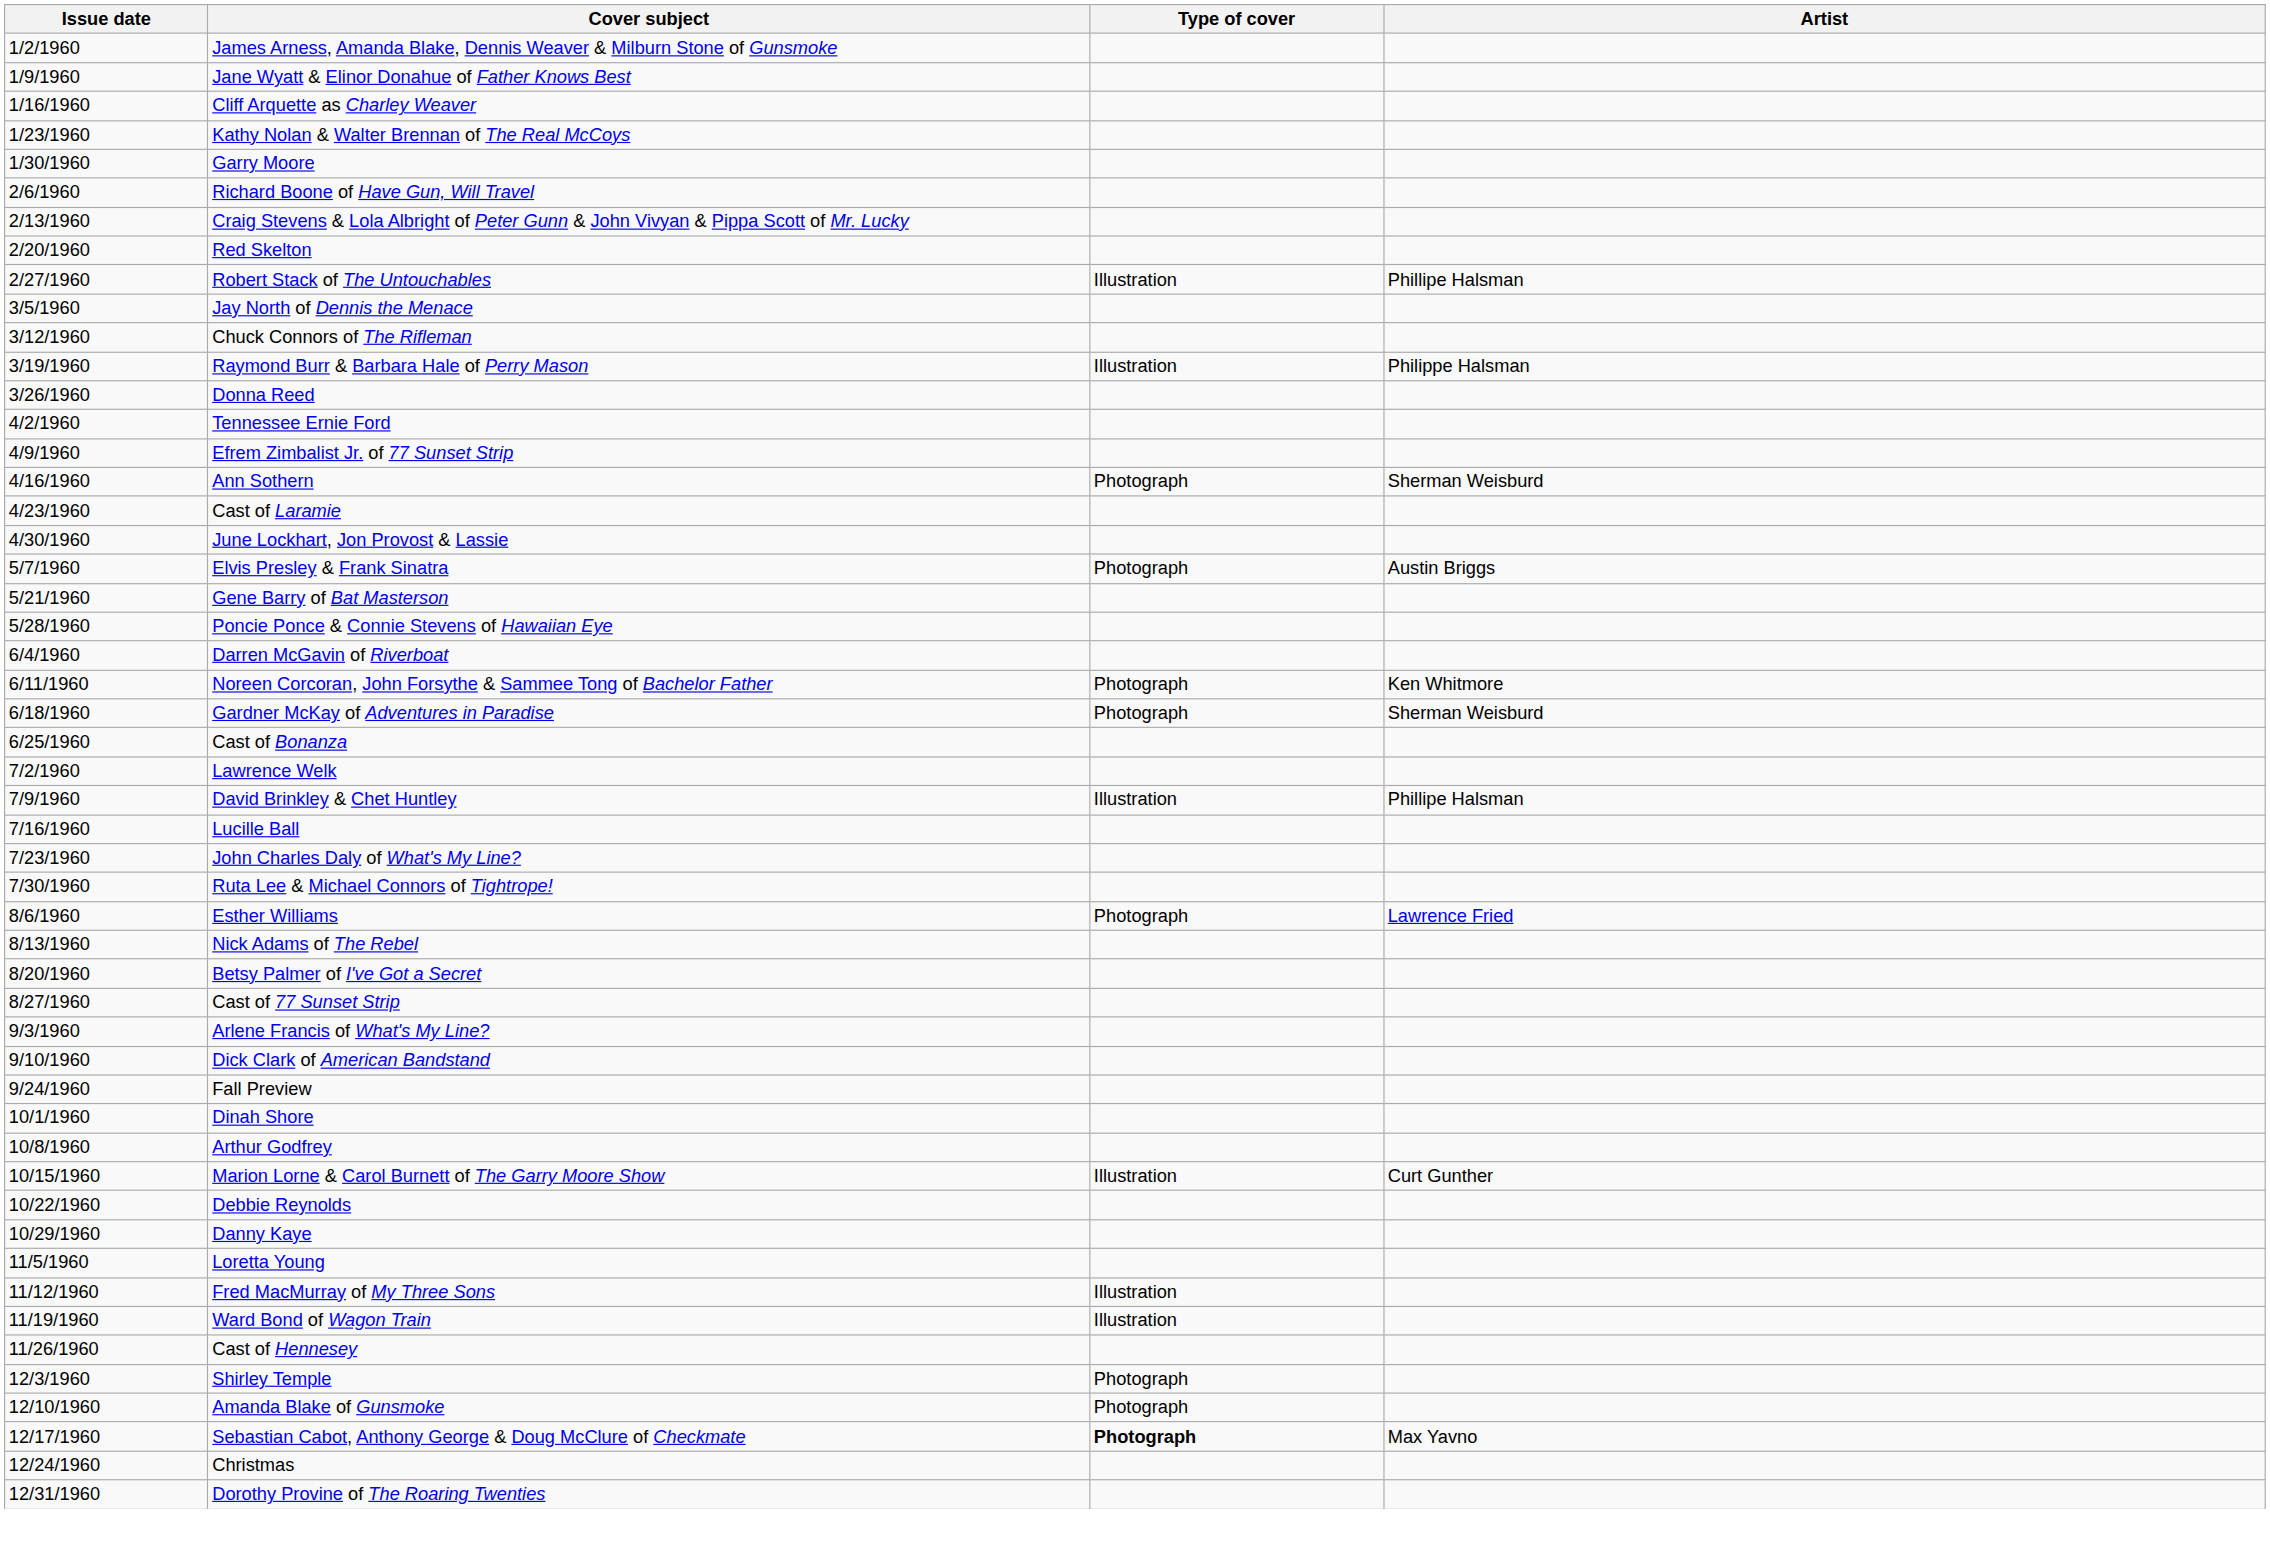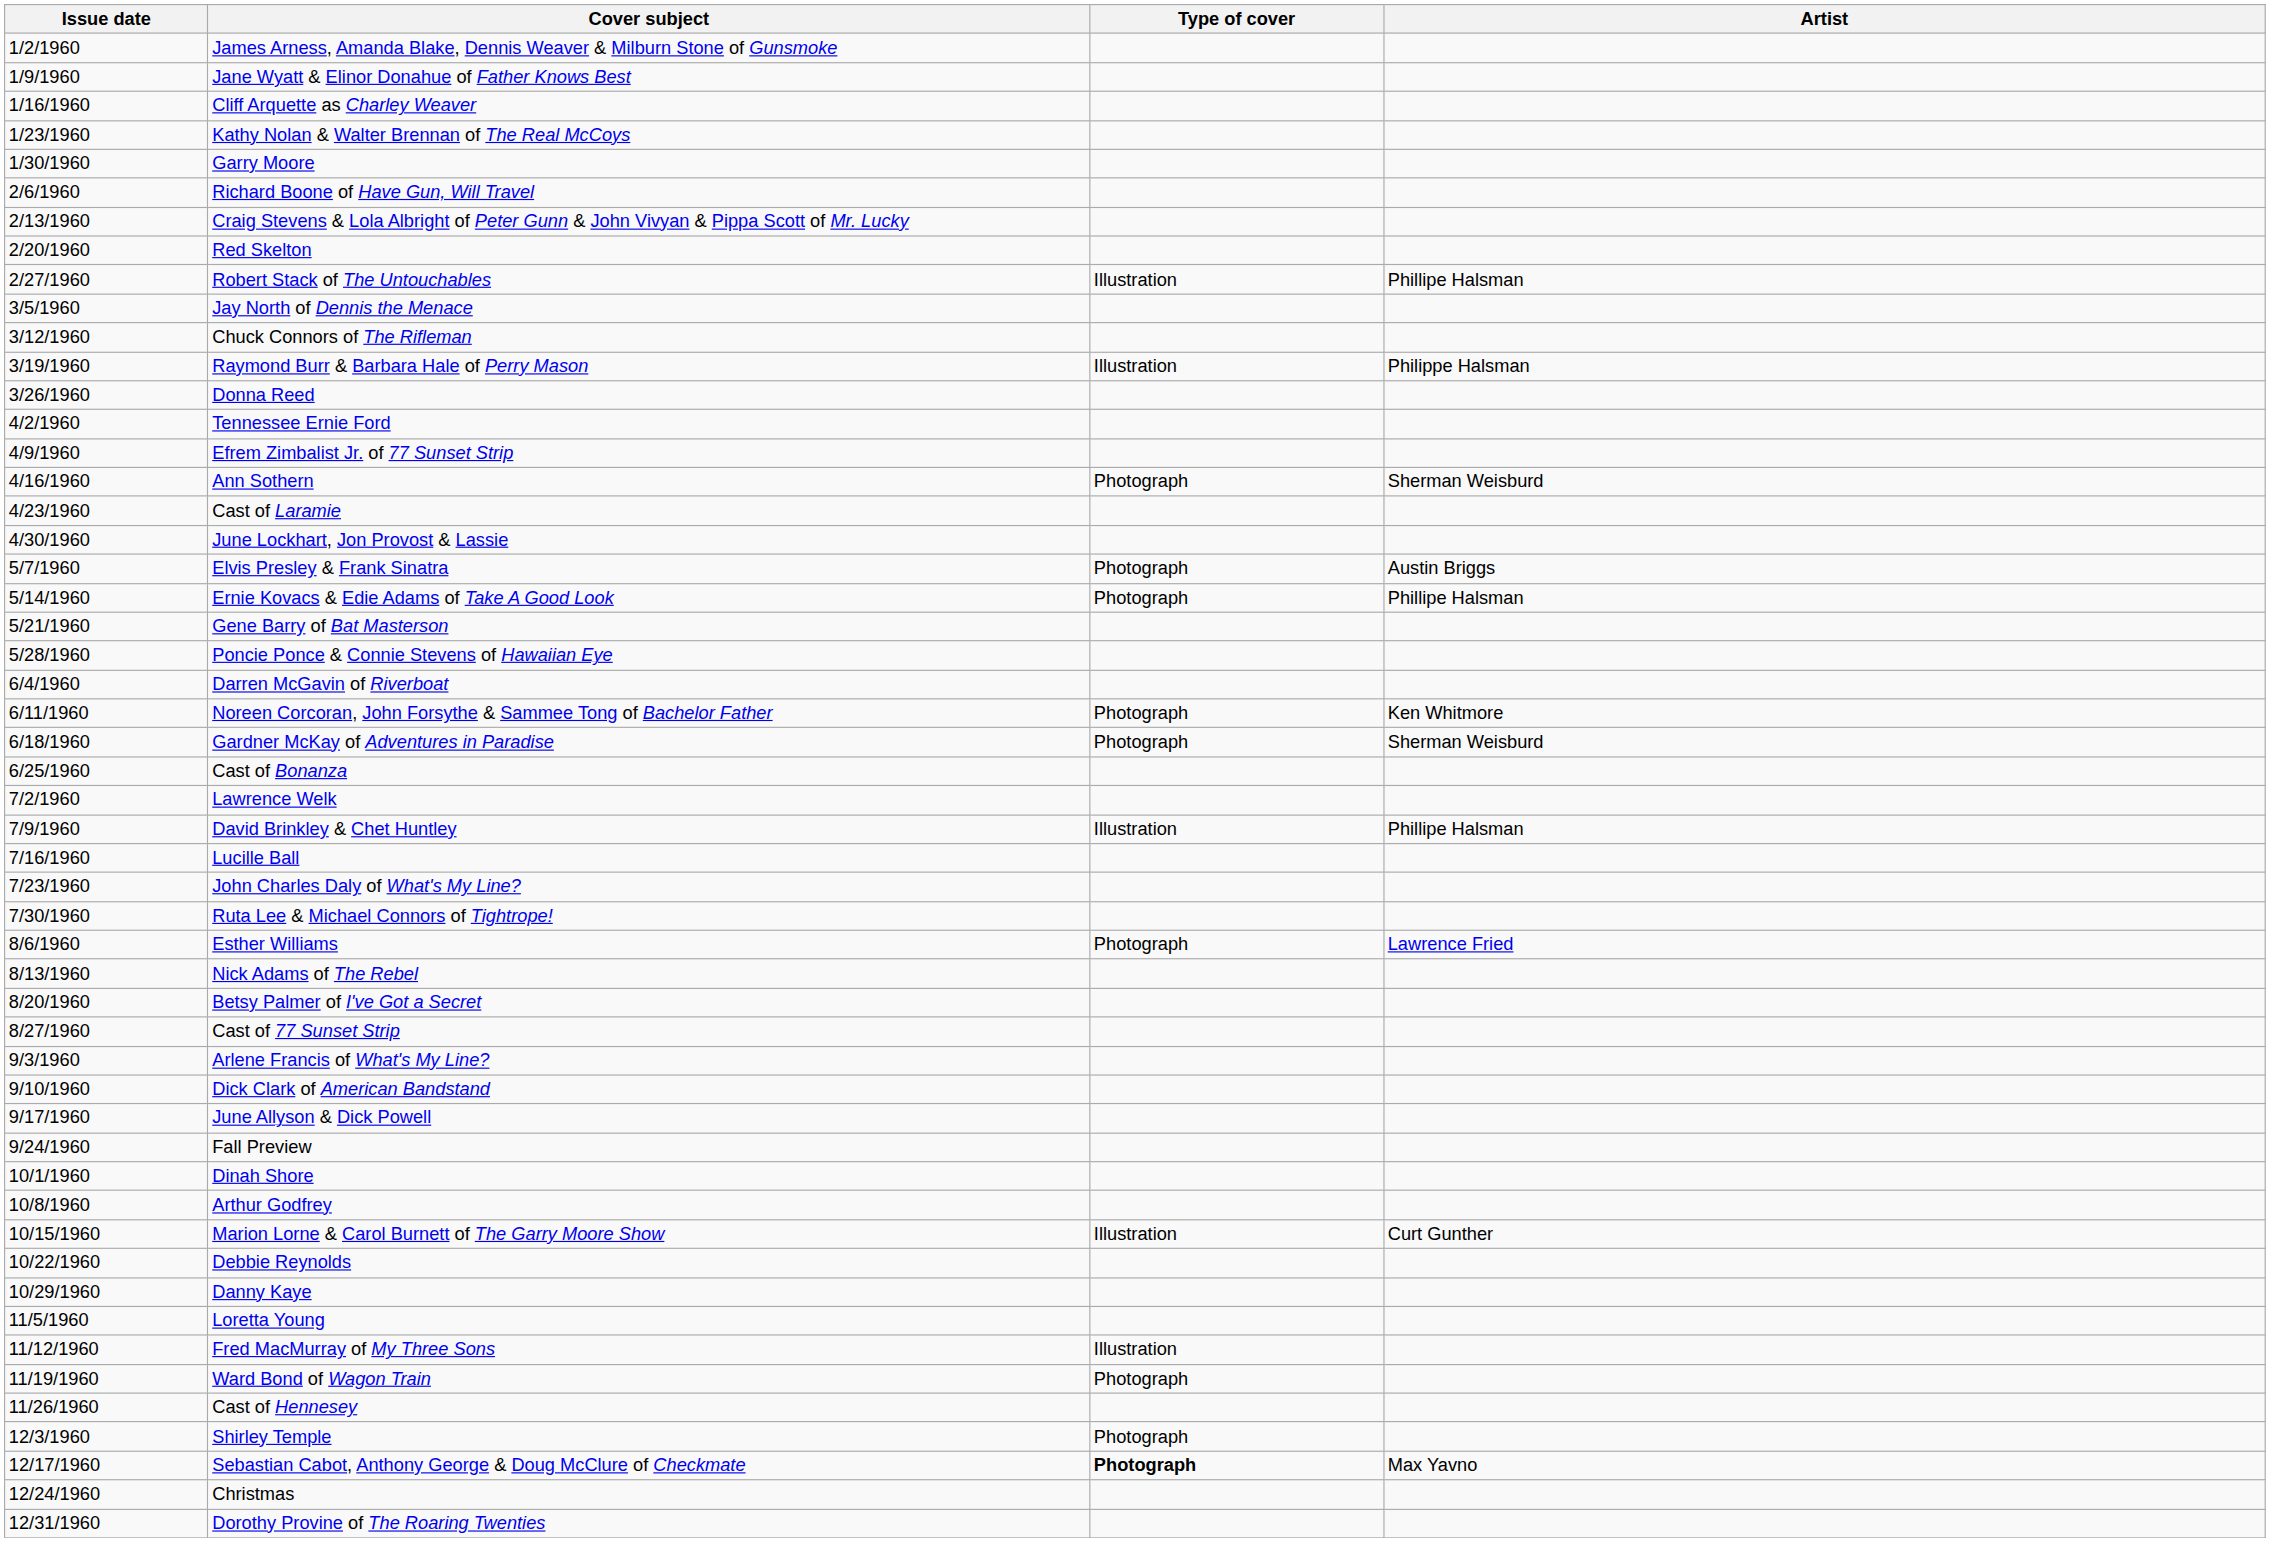+ row: (413, 597)
+ row: (322, 1118)
(1135, 1320) Illustration -> (1141, 1378) Photograph
- row: (328, 1407)
